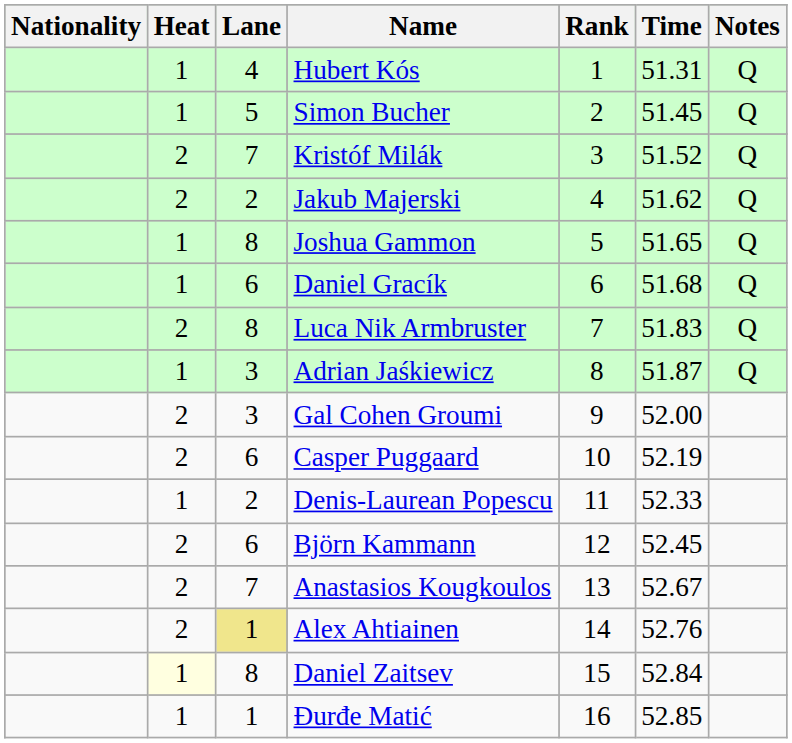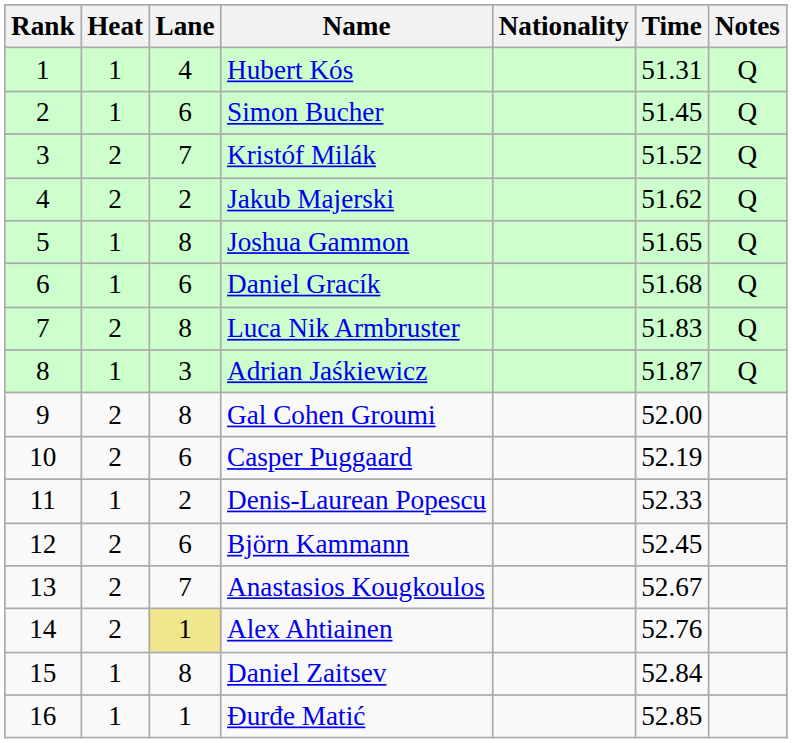columns swapped: (597, 26) <-> (76, 26)
(252, 112) 5 -> (185, 112) 6
(252, 414) 3 -> (185, 414) 8
(182, 673) lightyellow background -> (115, 673) no background
